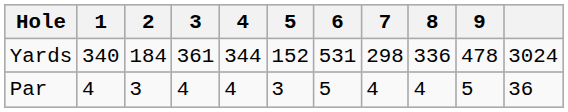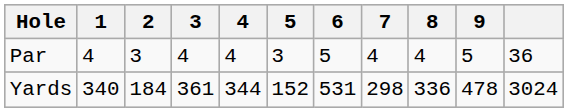rows swapped: (28, 90) <-> (41, 56)
